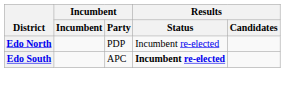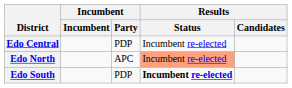+ row: (33, 43)
(116, 43) PDP -> (124, 59) APC
(177, 43) no background -> (184, 59) lightsalmon background
(117, 59) APC -> (123, 75) PDP
